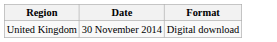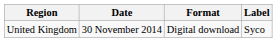+ column: (257, 12)
